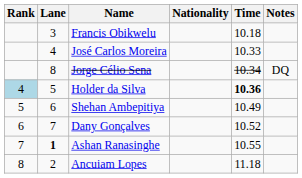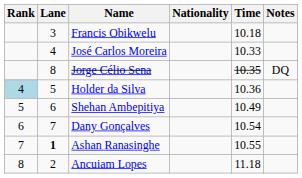(247, 70) 10.34 -> (247, 70) 10.35
(247, 88) bold -> (247, 88) normal
(247, 126) 10.52 -> (247, 126) 10.54
